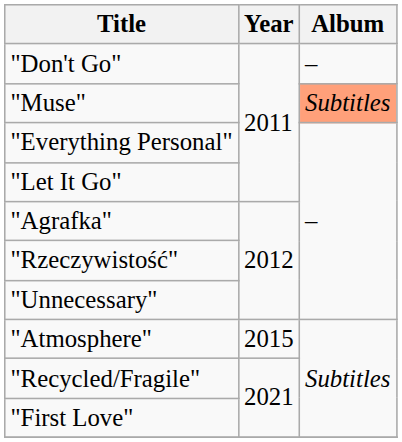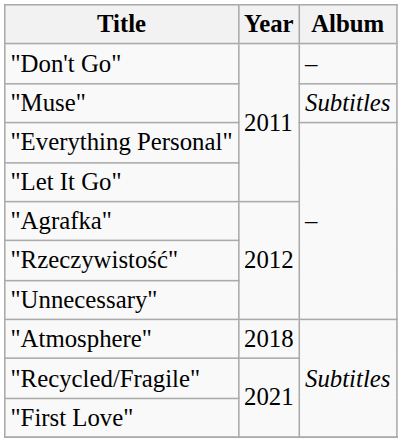(348, 102) lightsalmon background -> (348, 102) no background
(269, 338) 2015 -> (269, 338) 2018
